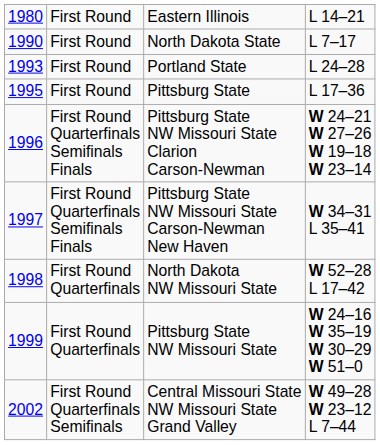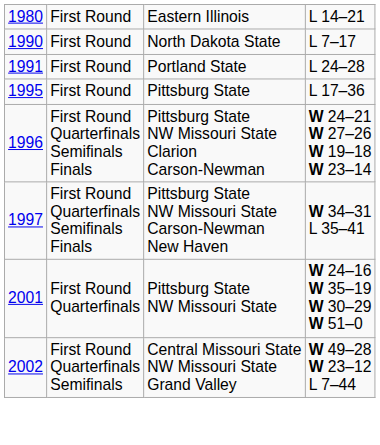(26, 66) 1993 -> (26, 66) 1991
- row: (212, 280)
(26, 340) 1999 -> (26, 298) 2001
